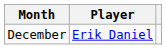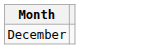- column: (113, 14)
